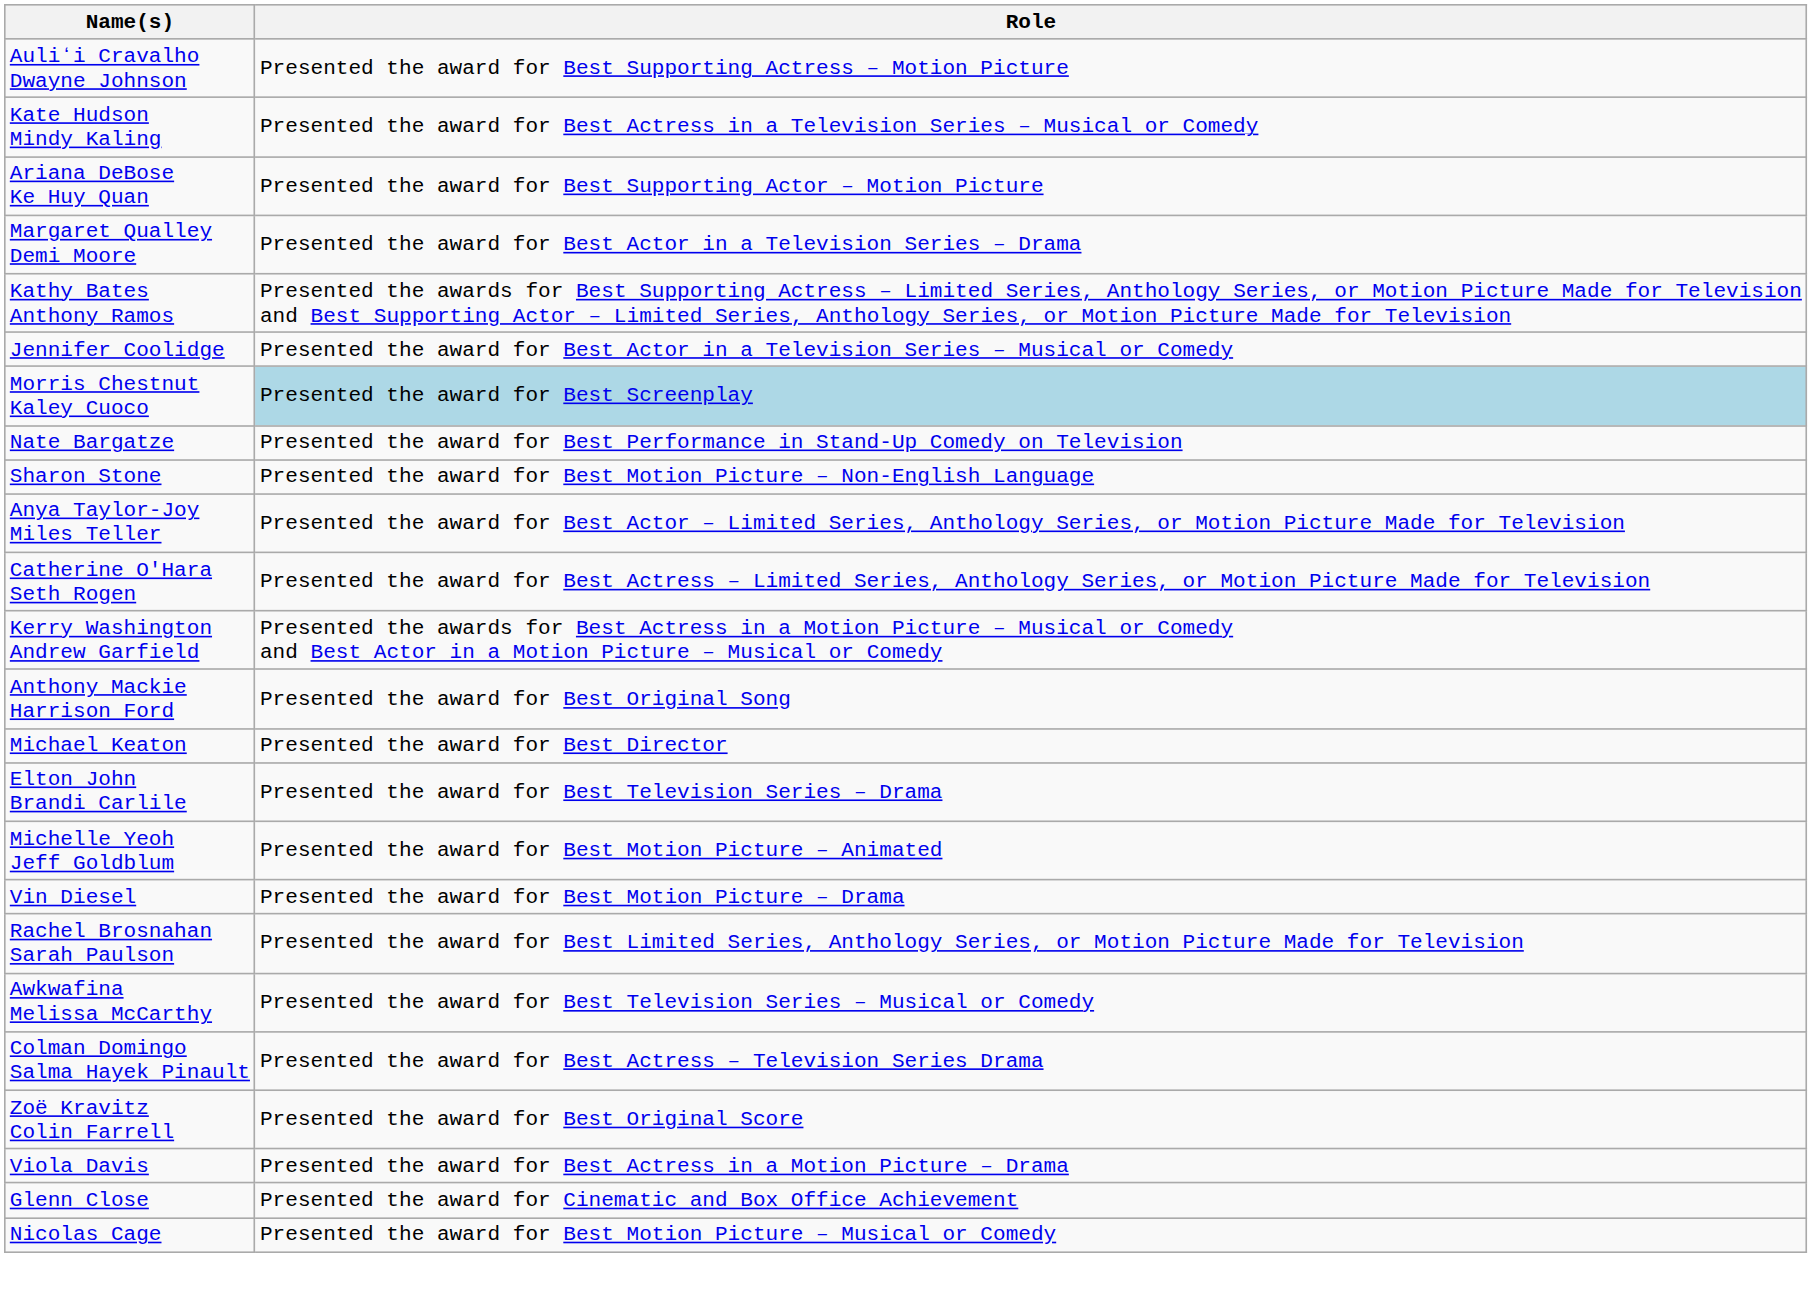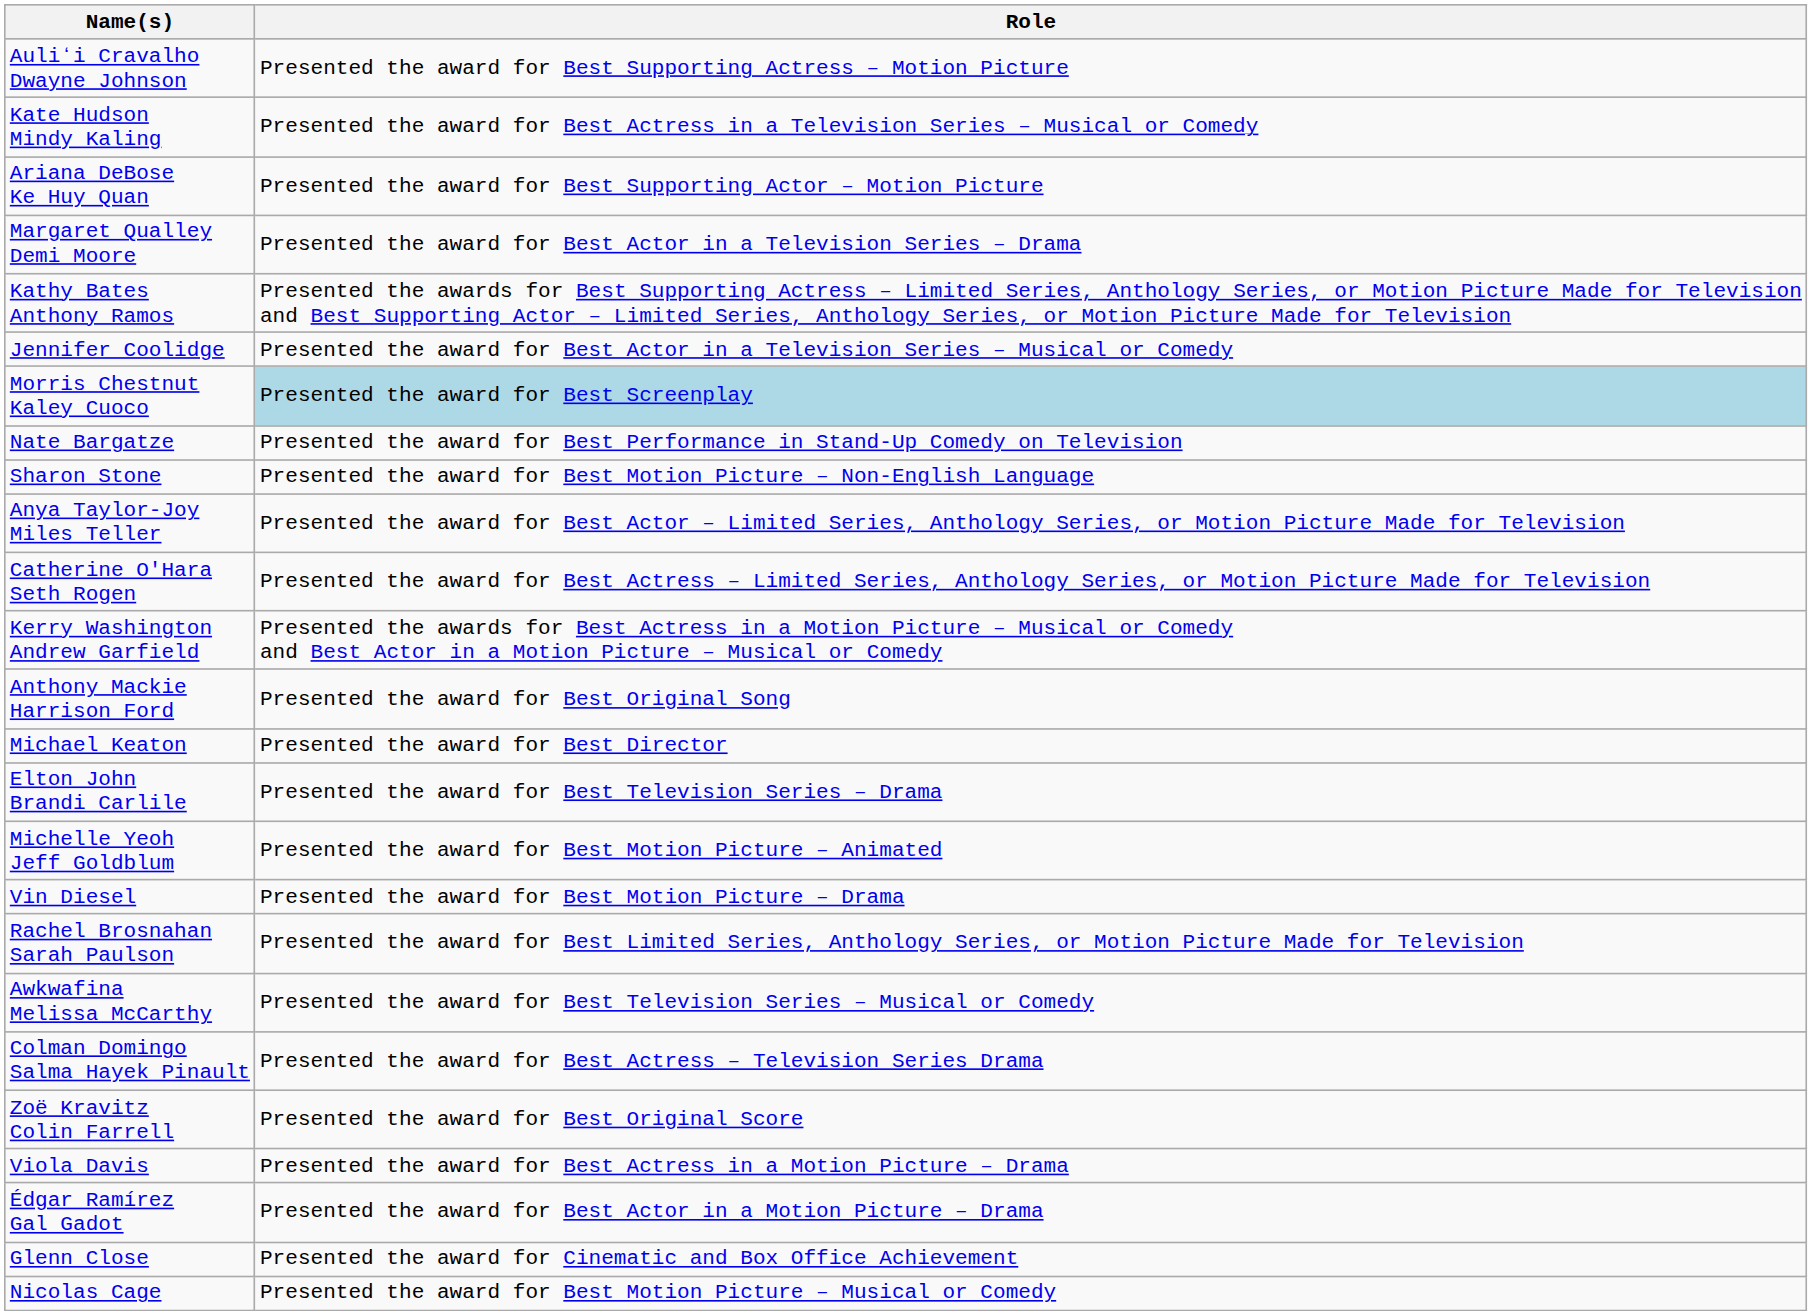+ row: (92, 1212)
